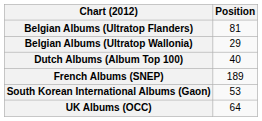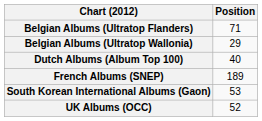(235, 28) 81 -> (235, 28) 71
(235, 108) 64 -> (235, 108) 52
